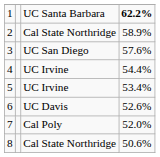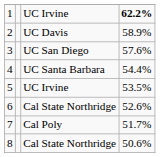(64, 14) UC Santa Barbara -> (46, 14) UC Irvine
(70, 32) Cal State Northridge -> (45, 32) UC Davis
(46, 69) UC Irvine -> (64, 69) UC Santa Barbara
(137, 88) 53.4% -> (137, 88) 53.5%
(45, 106) UC Davis -> (70, 106) Cal State Northridge
(137, 125) 52.0% -> (137, 125) 51.7%
